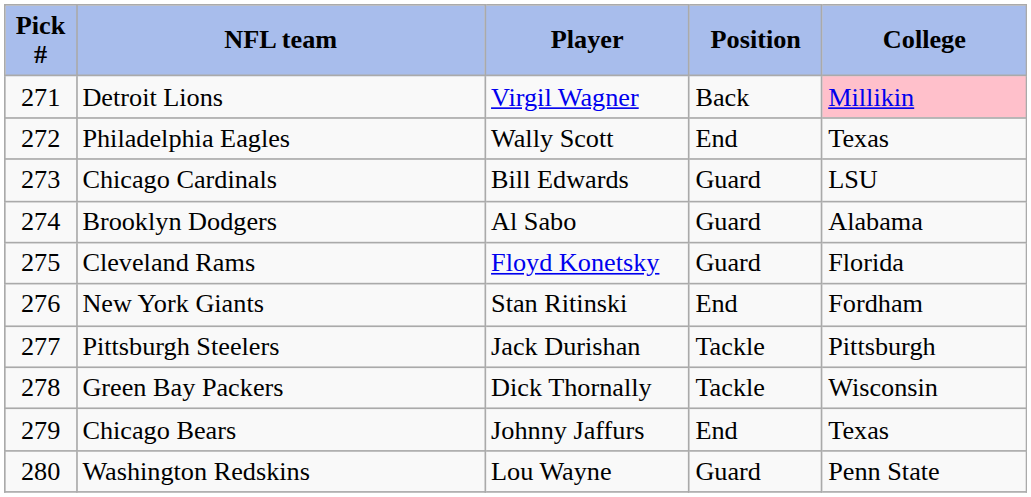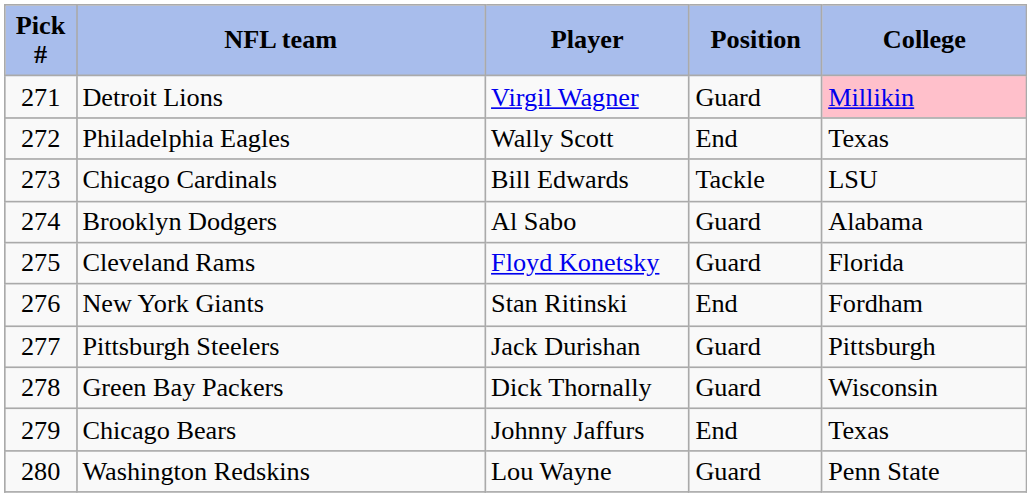(722, 96) Back -> (728, 96) Guard
(728, 179) Guard -> (730, 179) Tackle
(730, 346) Tackle -> (728, 346) Guard
(730, 387) Tackle -> (728, 387) Guard
